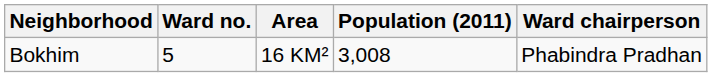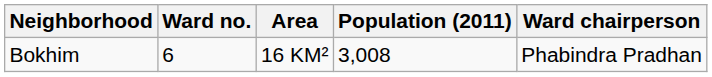(168, 54) 5 -> (168, 54) 6
